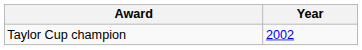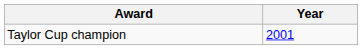(280, 34) 2002 -> (280, 34) 2001
